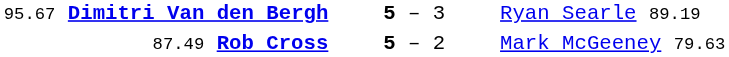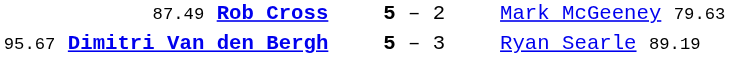rows swapped: (240, 43) <-> (166, 13)
